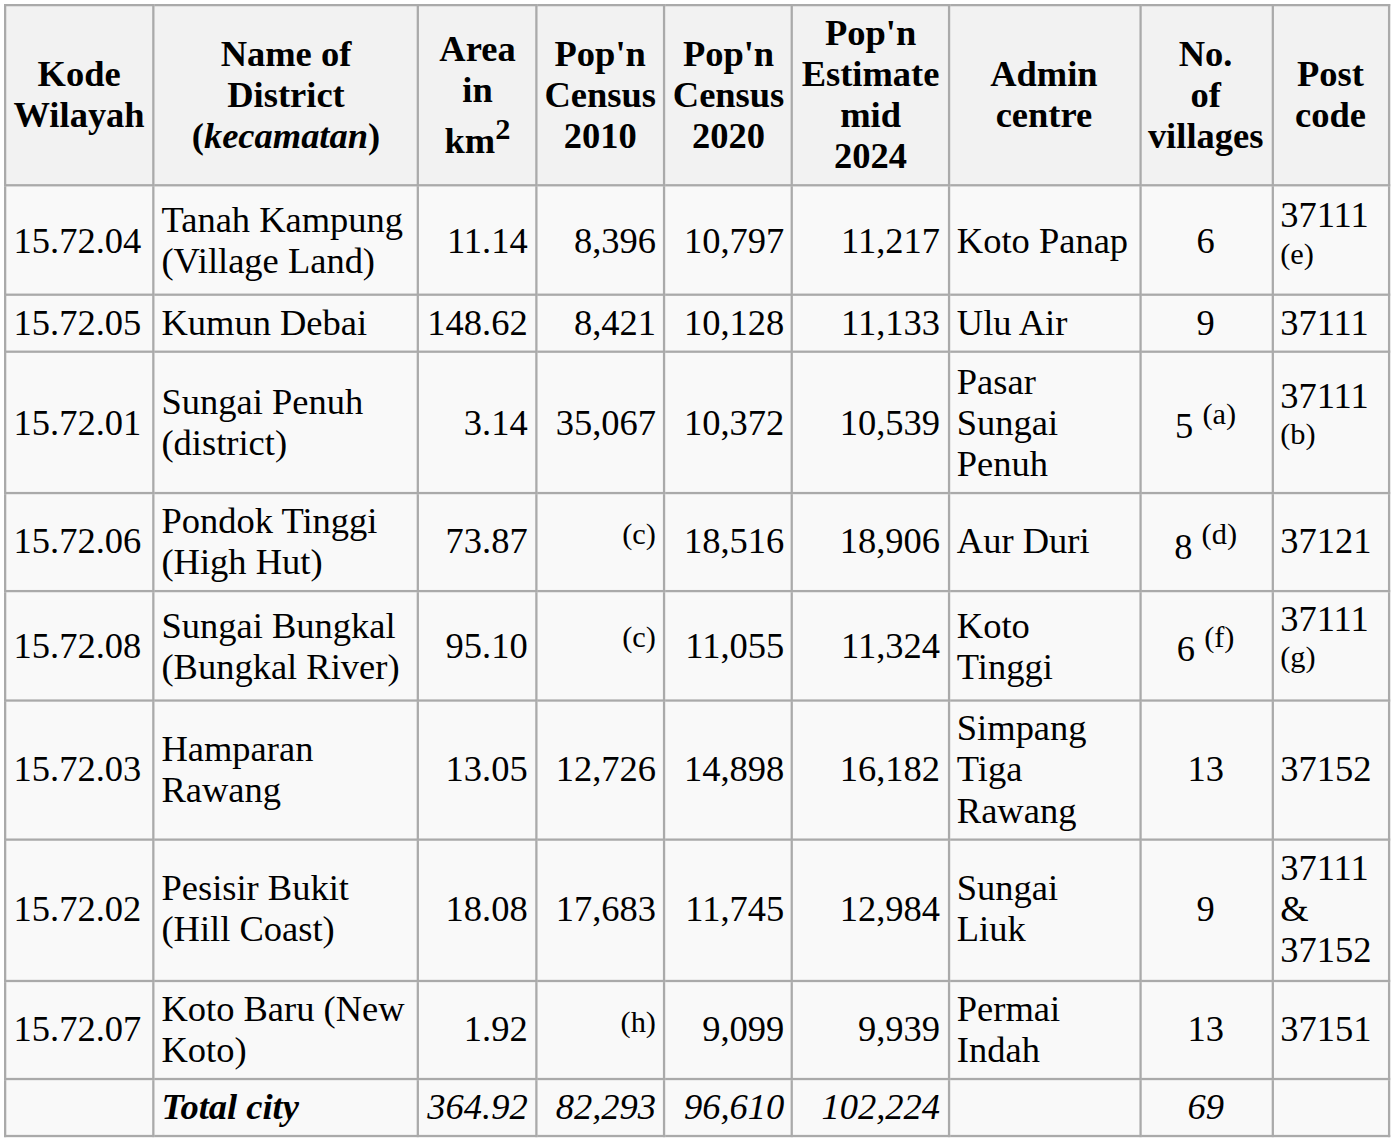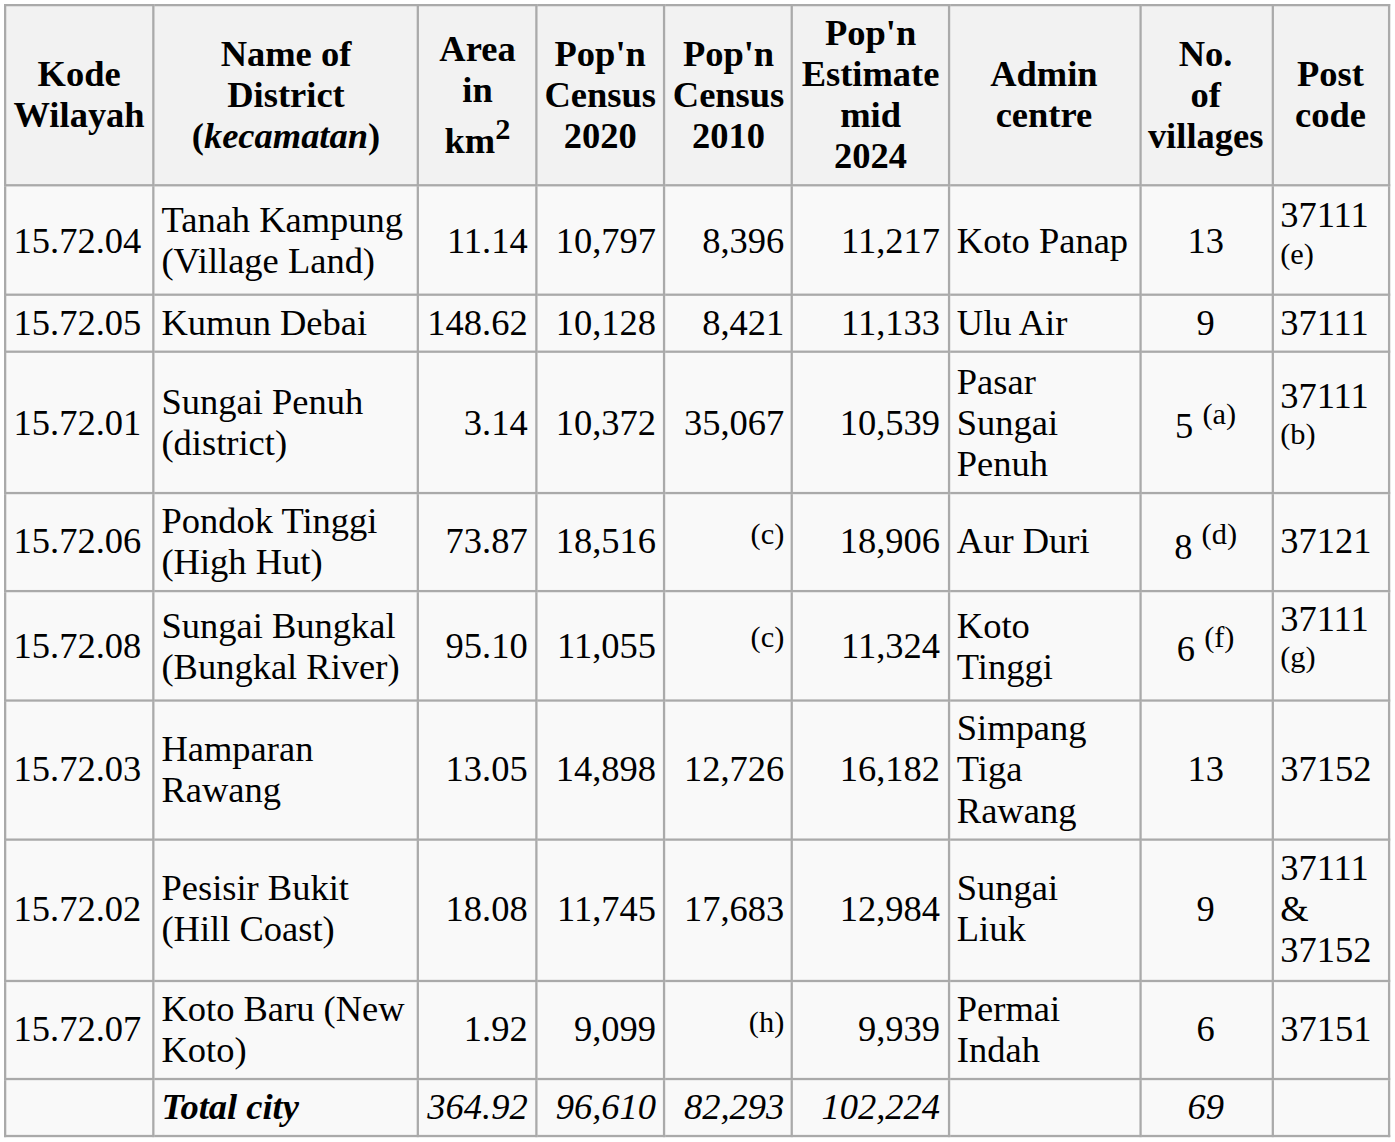columns swapped: (600, 94) <-> (729, 94)
(1206, 239) 6 -> (1206, 239) 13
(1206, 1029) 13 -> (1206, 1029) 6
